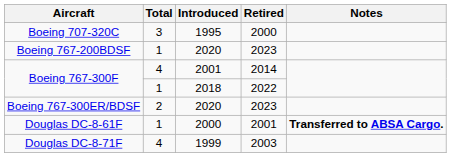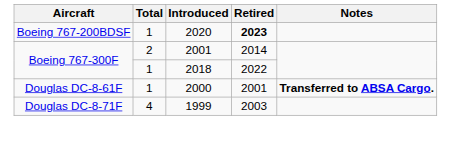- row: (74, 32)
(264, 50) normal -> (254, 32) bold
(159, 69) 4 -> (149, 50) 2
- row: (74, 106)
